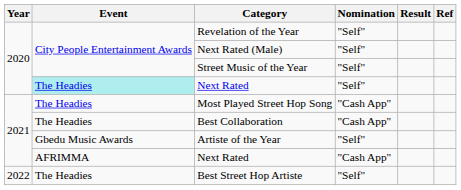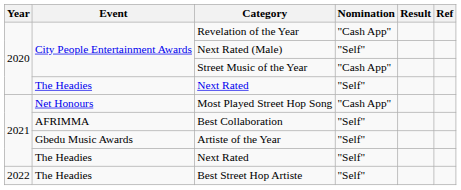(351, 31) "Self" -> (364, 31) "Cash App"
(351, 67) "Self" -> (364, 67) "Cash App"
(63, 85) paleturquoise background -> (63, 85) no background
(63, 103) The Headies -> (64, 103) Net Honours
(63, 121) The Headies -> (62, 121) AFRIMMA
(364, 121) "Cash App" -> (351, 121) "Self"
(62, 157) AFRIMMA -> (63, 157) The Headies
(364, 157) "Cash App" -> (351, 157) "Self"
